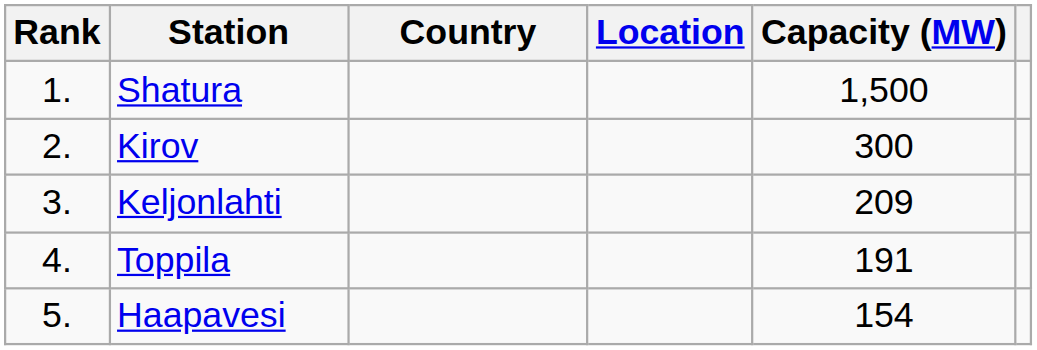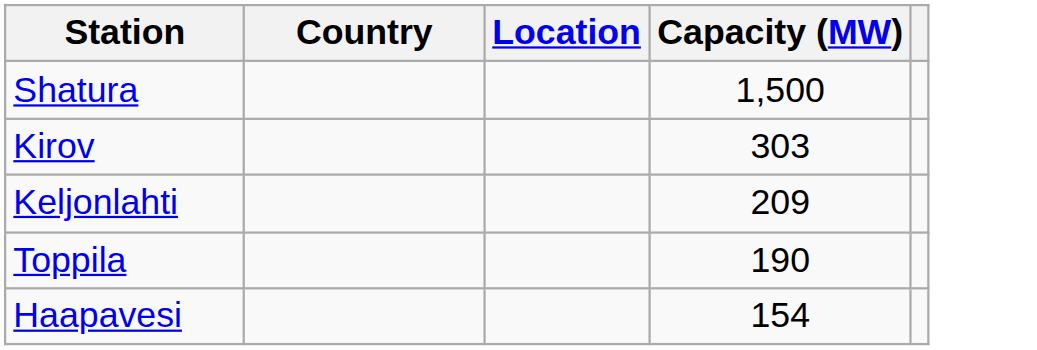- column: (57, 32)
(884, 145) 300 -> (780, 145) 303
(884, 259) 191 -> (780, 259) 190
